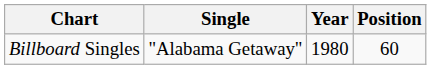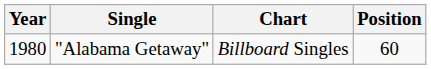columns swapped: (330, 19) <-> (74, 19)
